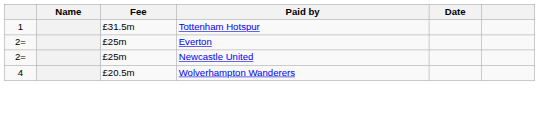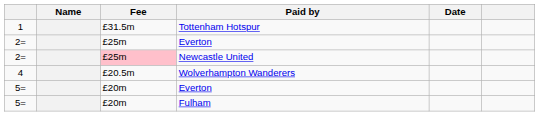(115, 57) no background -> (115, 57) pink background
+ row: (20, 88)
+ row: (20, 103)
